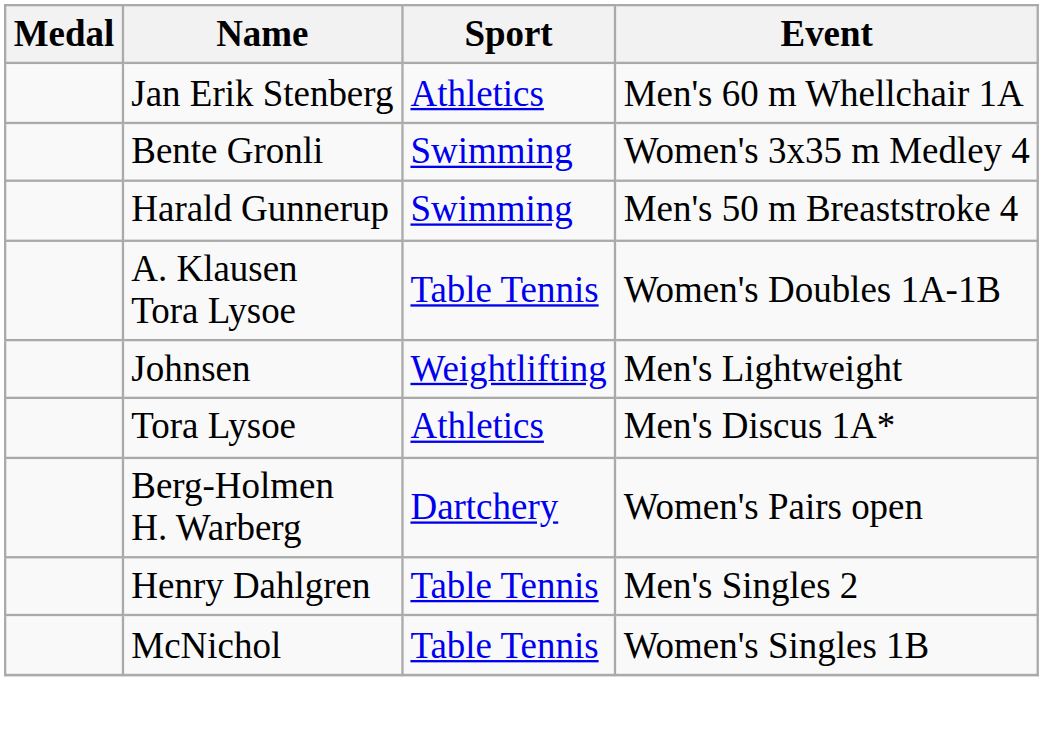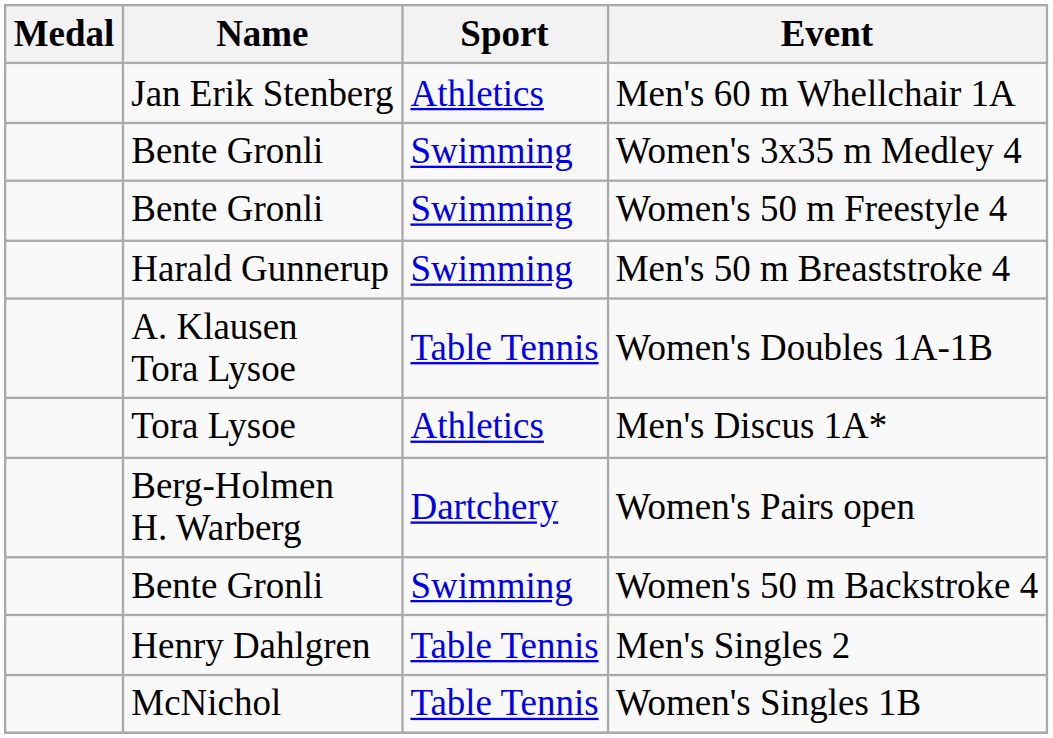+ row: (812, 209)
- row: (763, 368)
+ row: (827, 585)
